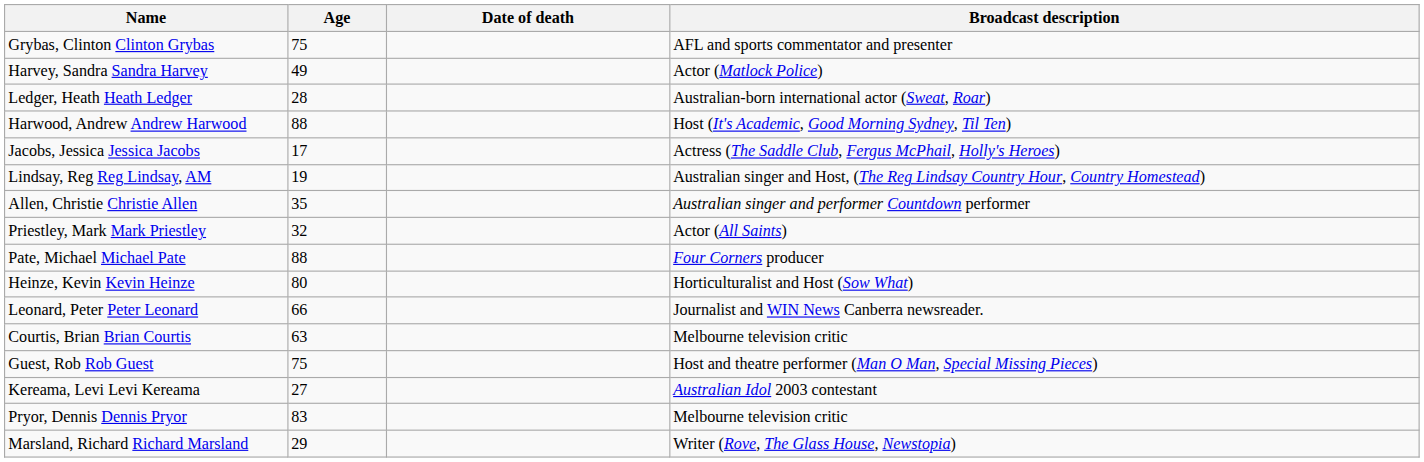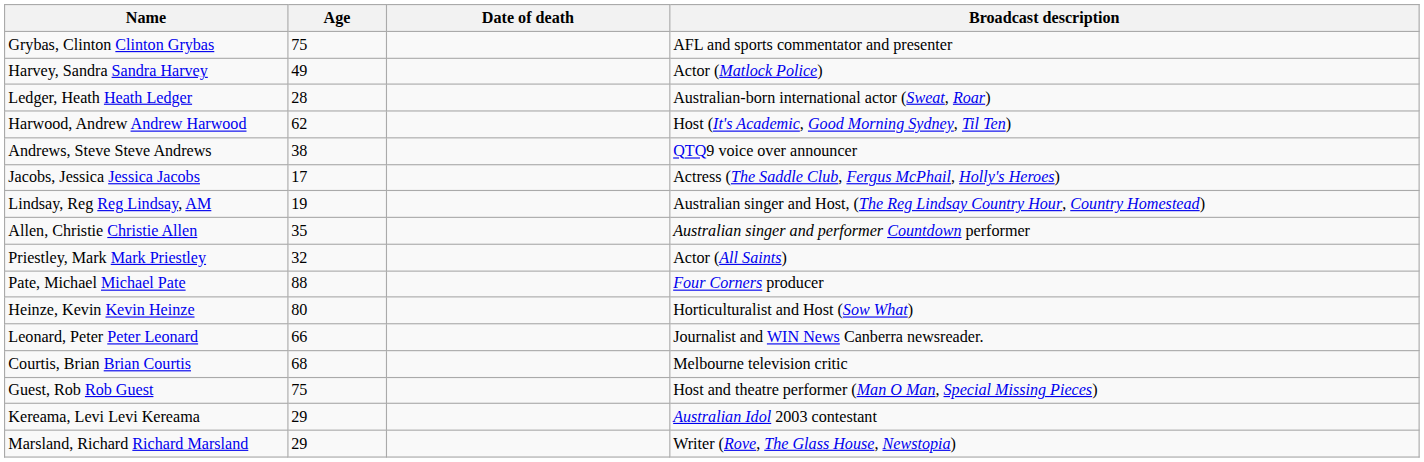(299, 124) 88 -> (299, 124) 62
+ row: (110, 151)
(299, 337) 63 -> (299, 363) 68
(299, 390) 27 -> (299, 417) 29
- row: (98, 417)
